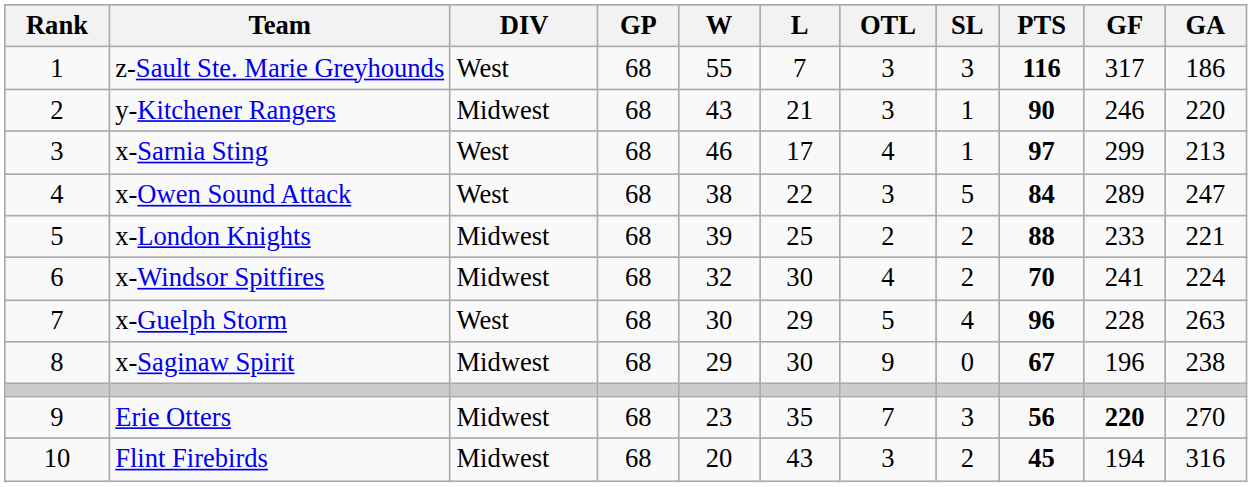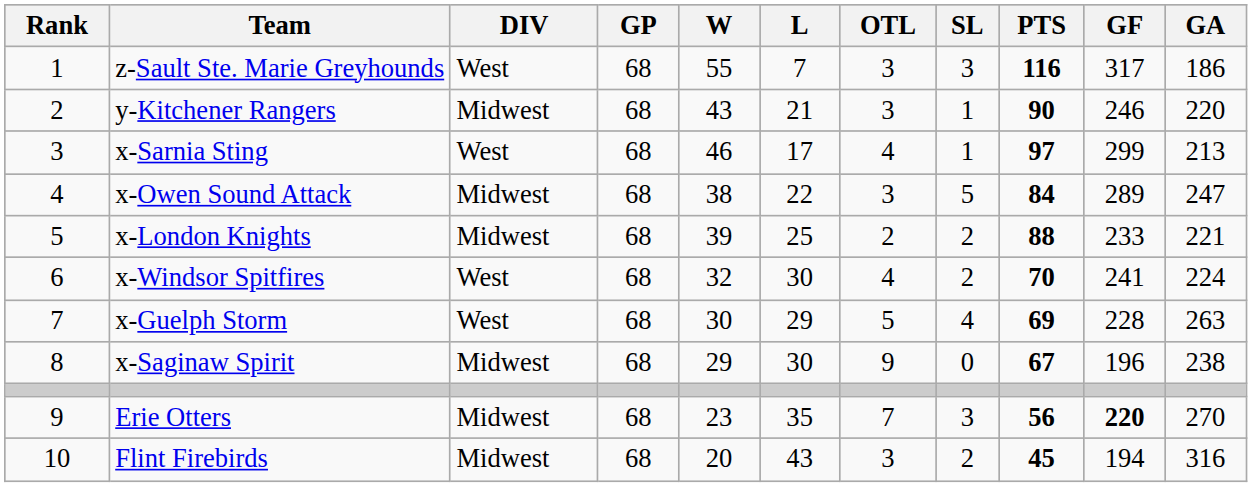(483, 194) West -> (503, 194) Midwest
(503, 278) Midwest -> (483, 278) West
(1042, 320) 96 -> (1042, 320) 69
